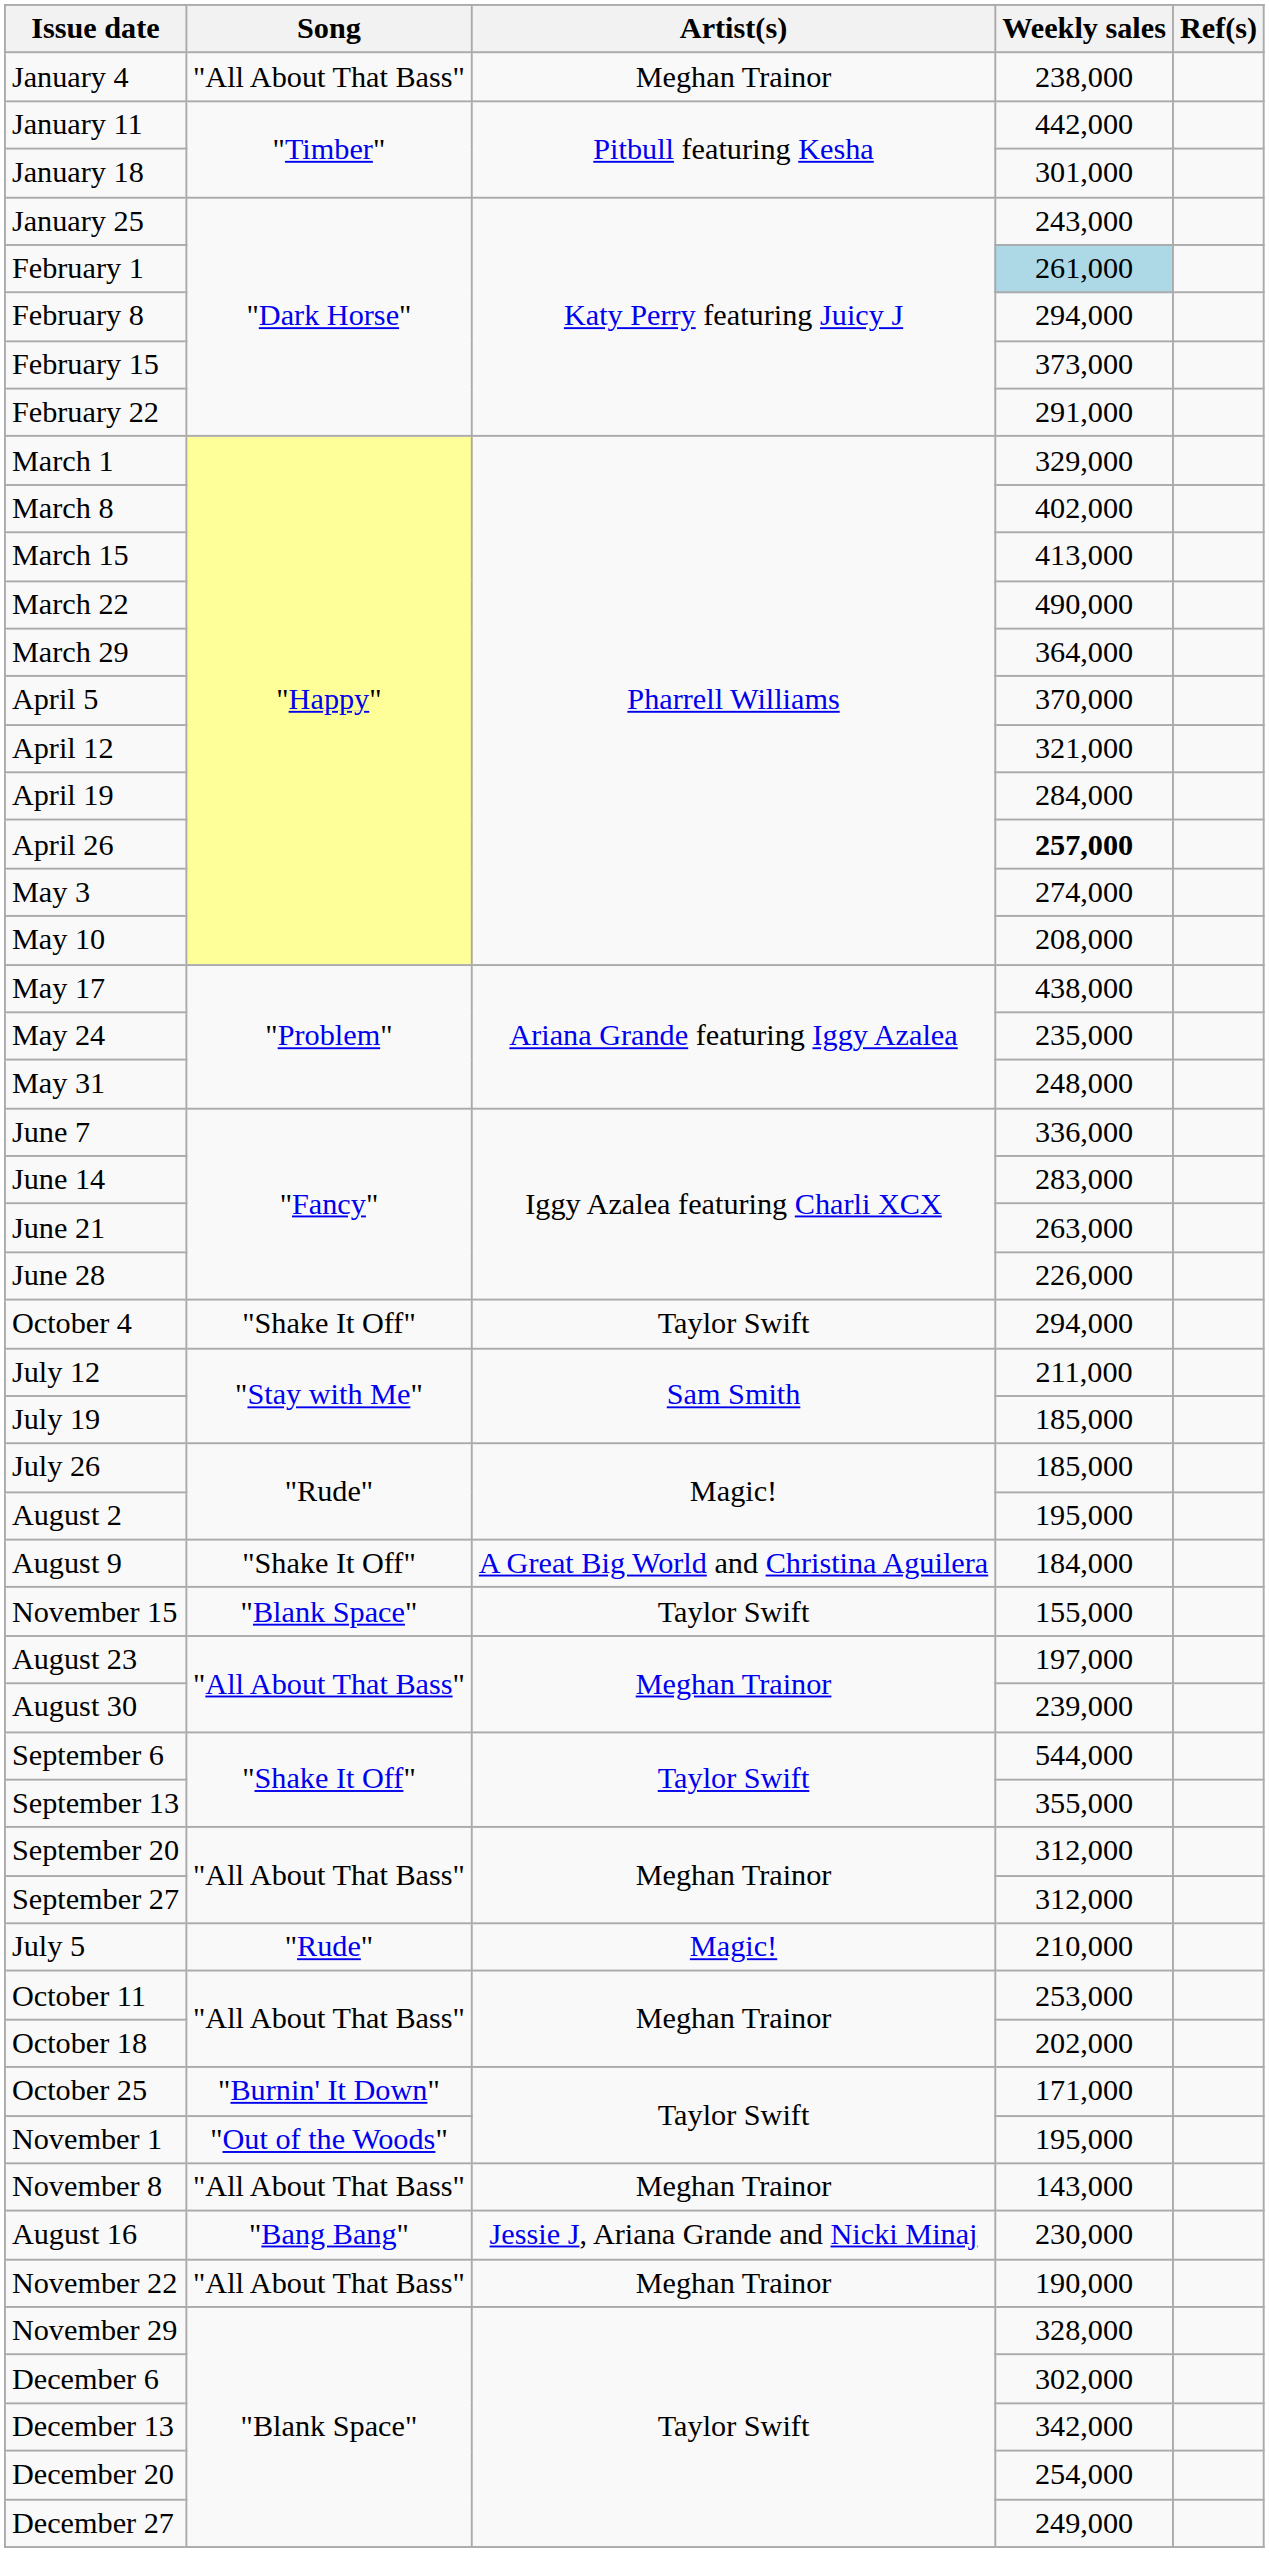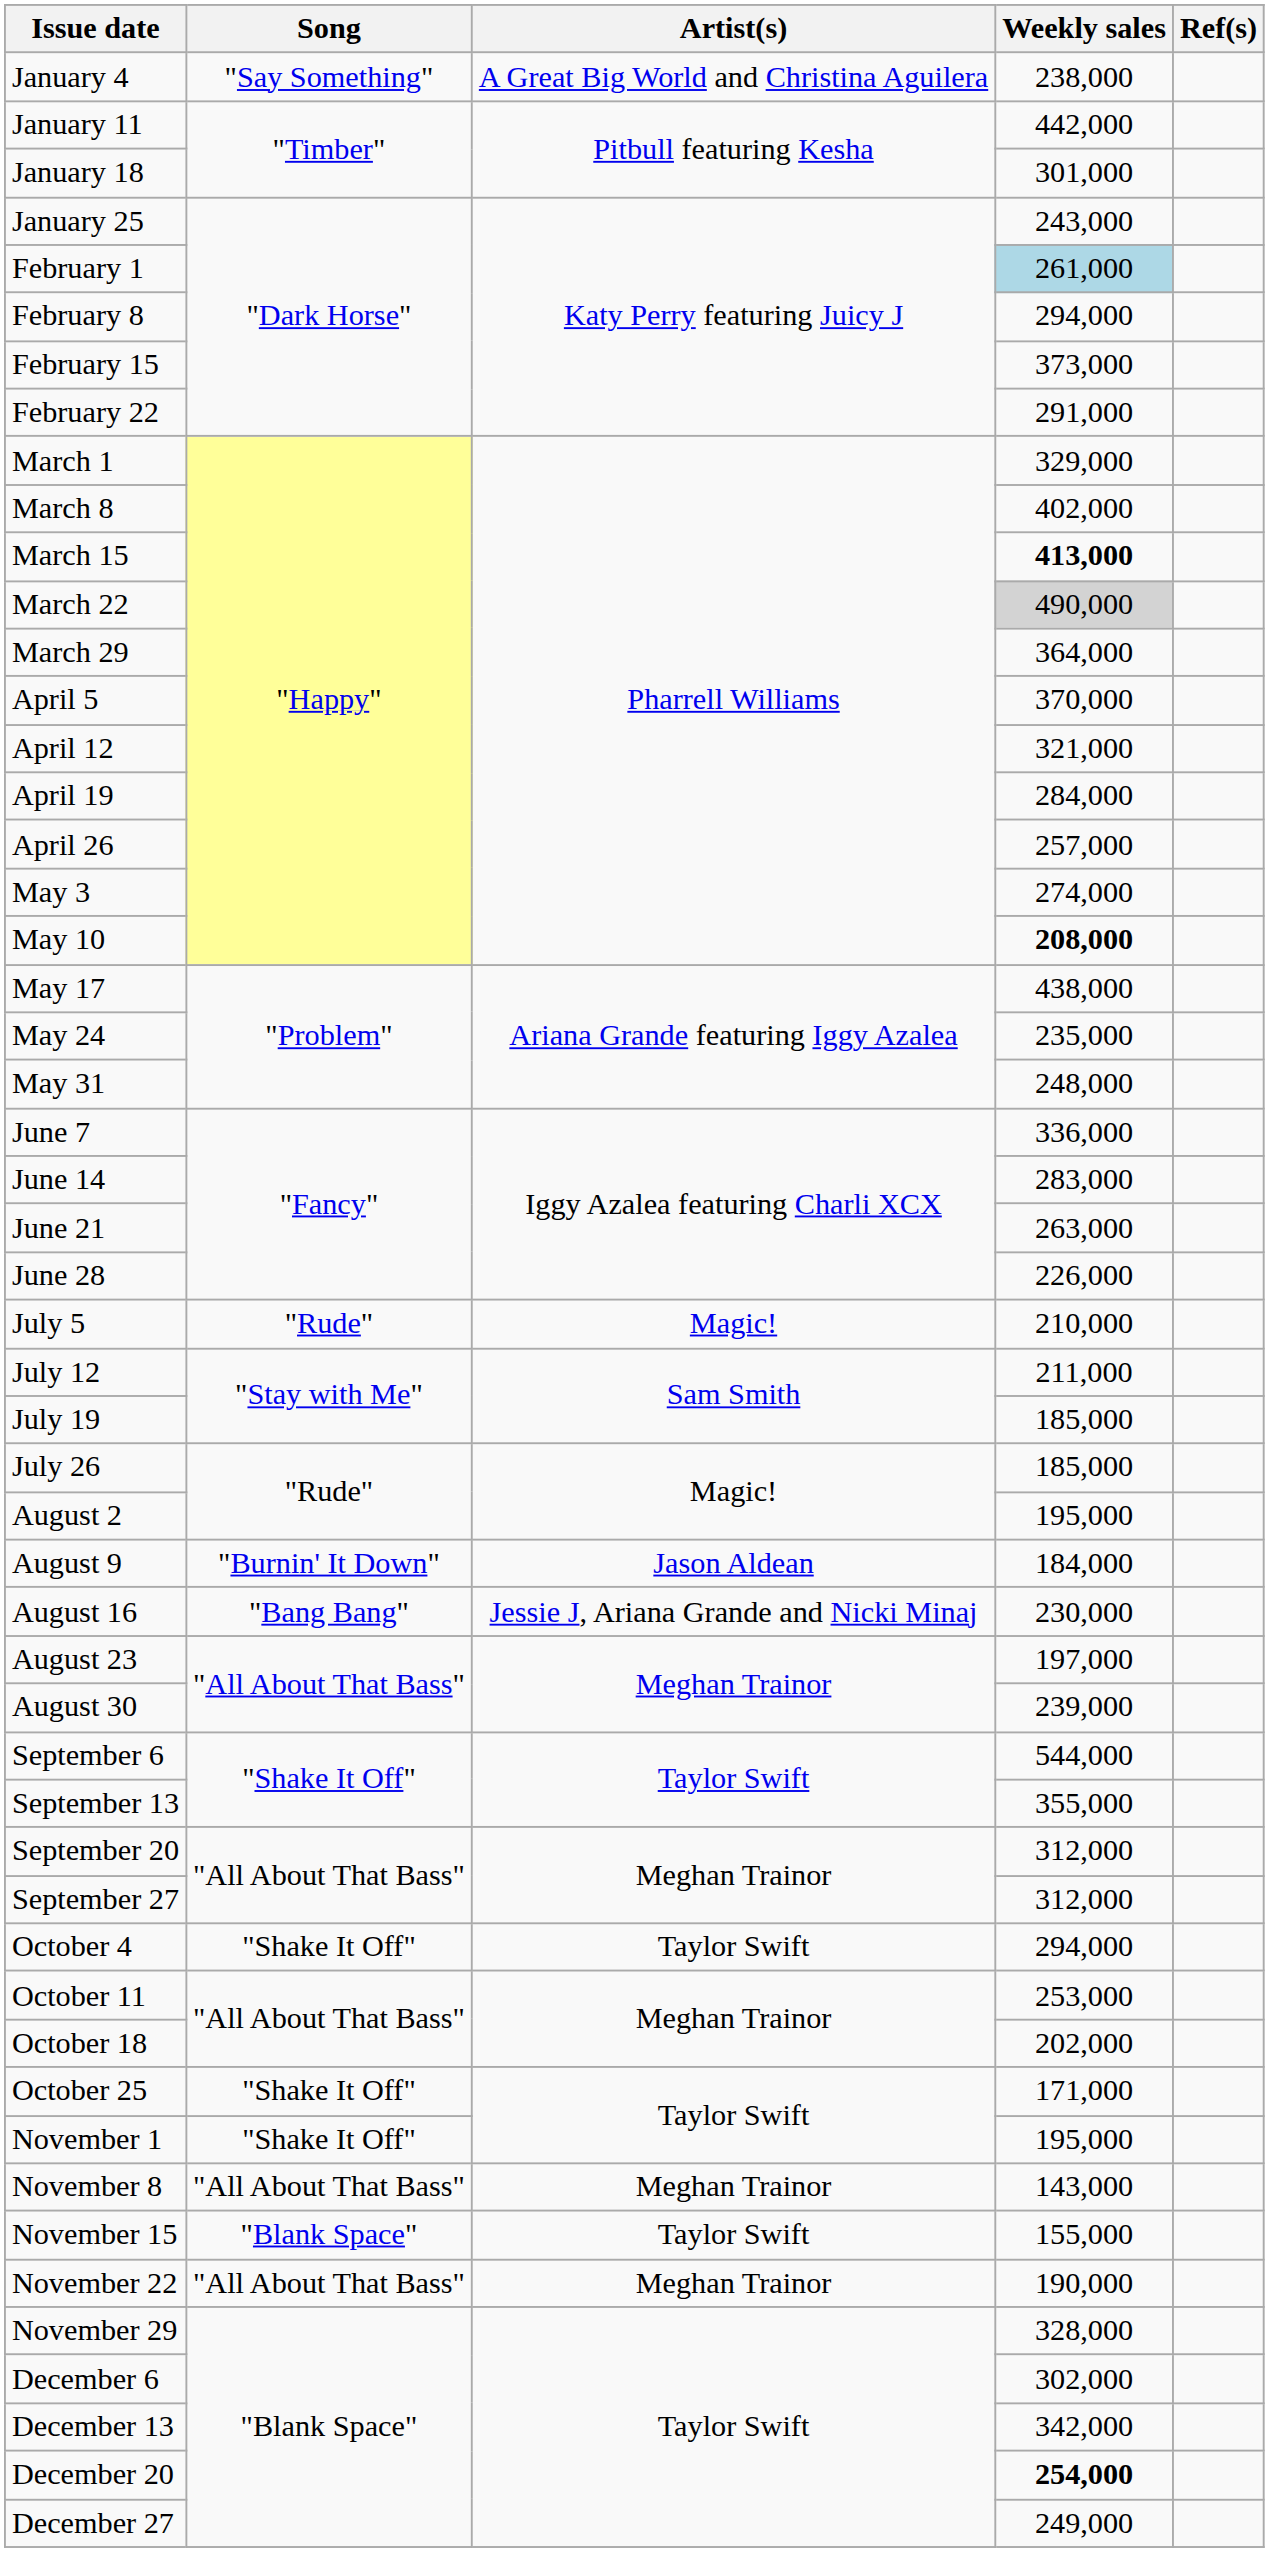(329, 76) "All About That Bass" -> (329, 76) "Say Something"
(734, 76) Meghan Trainor -> (734, 76) A Great Big World and Christina Aguilera
(1084, 556) normal -> (1084, 556) bold
(1084, 603) no background -> (1084, 603) lightgrey background
(1084, 843) bold -> (1084, 843) normal
(1084, 939) normal -> (1084, 939) bold
rows swapped: (48, 1946) <-> (72, 1323)
(329, 1563) "Shake It Off" -> (329, 1563) "Burnin' It Down"
(734, 1563) A Great Big World and Christina Aguilera -> (734, 1563) Jason Aldean
rows swapped: (75, 2234) <-> (95, 1611)
(329, 2090) "Burnin' It Down" -> (329, 2090) "Shake It Off"
(329, 2138) "Out of the Woods" -> (329, 2138) "Shake It Off"
(1084, 2474) normal -> (1084, 2474) bold
